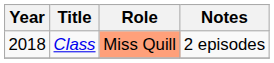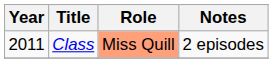(27, 44) 2018 -> (26, 44) 2011
